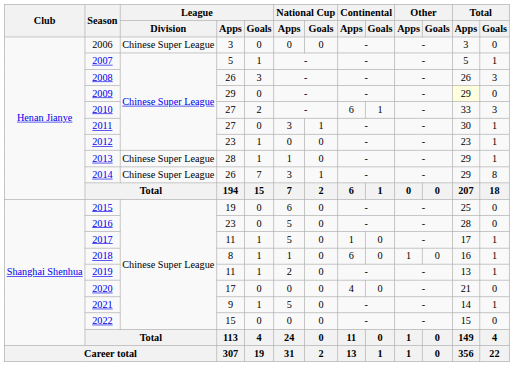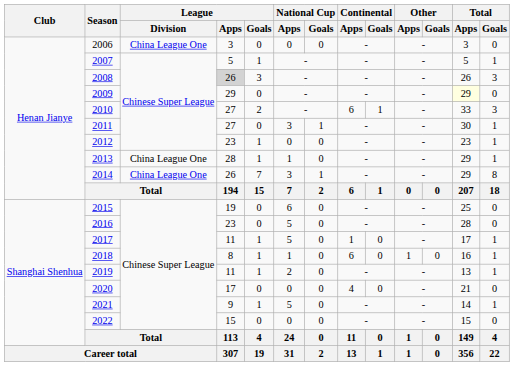(168, 45) Chinese Super League -> (168, 45) China League One
(230, 77) no background -> (230, 77) lightgrey background
(168, 158) Chinese Super League -> (168, 158) China League One
(168, 175) Chinese Super League -> (168, 175) China League One
